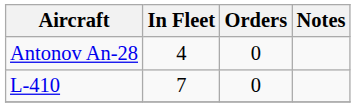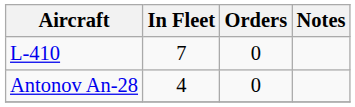rows swapped: (74, 53) <-> (35, 85)
